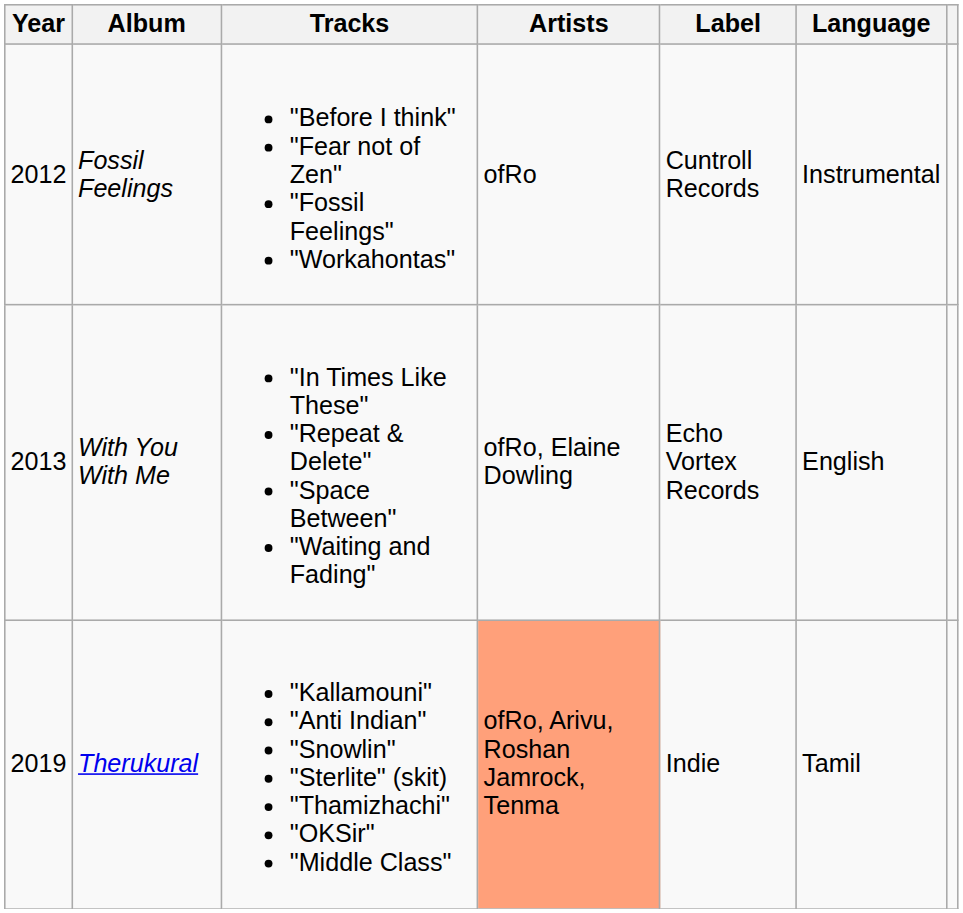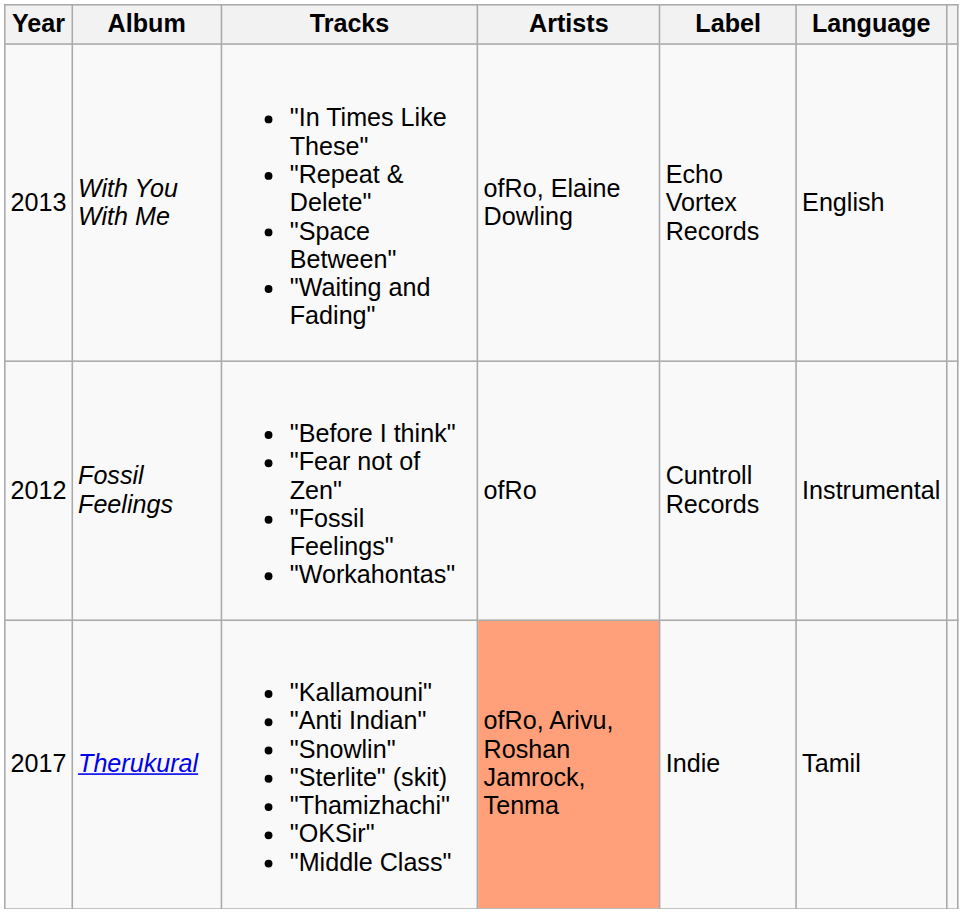rows swapped: (126, 174) <-> (128, 462)
(39, 764) 2019 -> (39, 764) 2017
